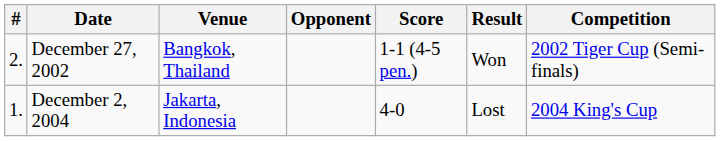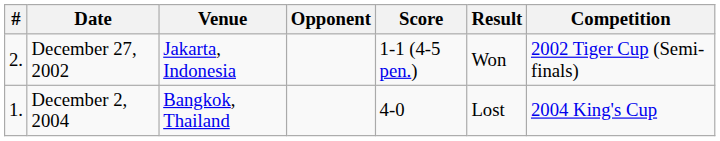(199, 59) Bangkok, Thailand -> (200, 59) Jakarta, Indonesia
(200, 110) Jakarta, Indonesia -> (199, 110) Bangkok, Thailand
